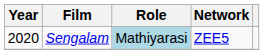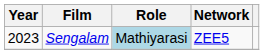(23, 37) 2020 -> (23, 37) 2023
